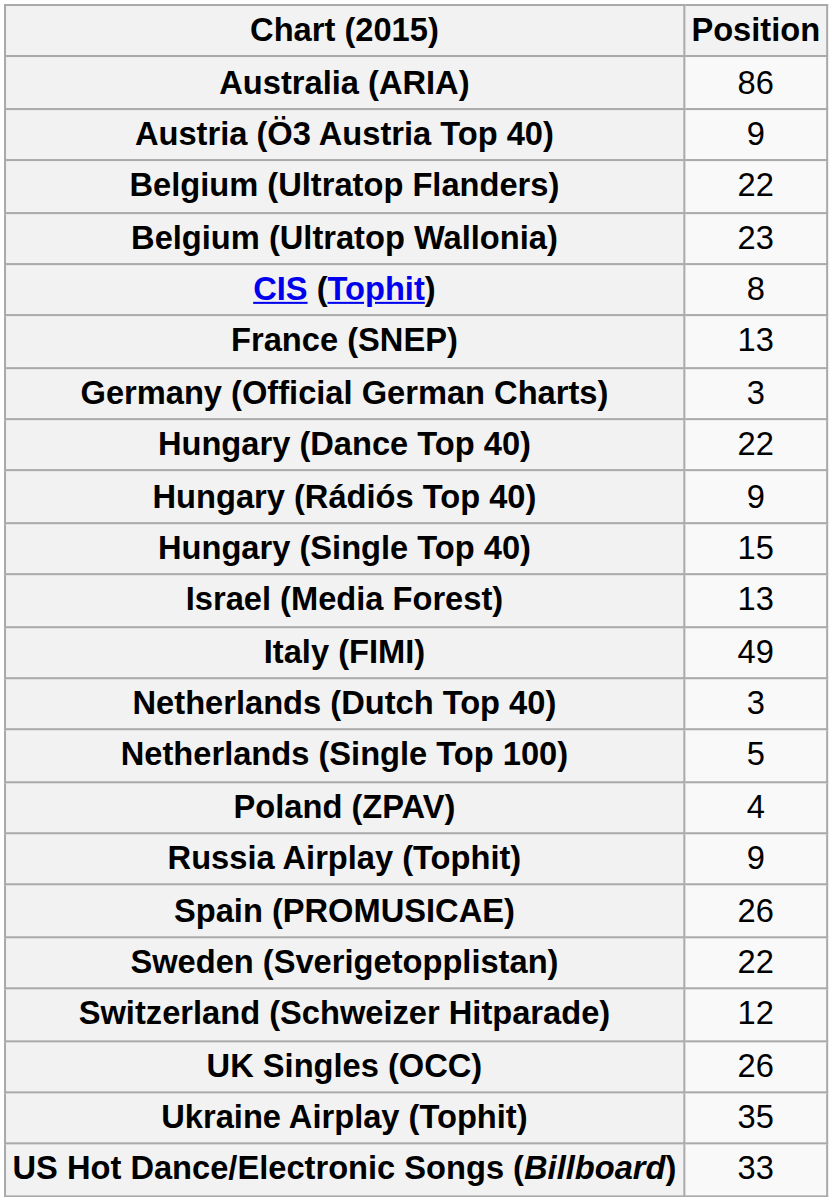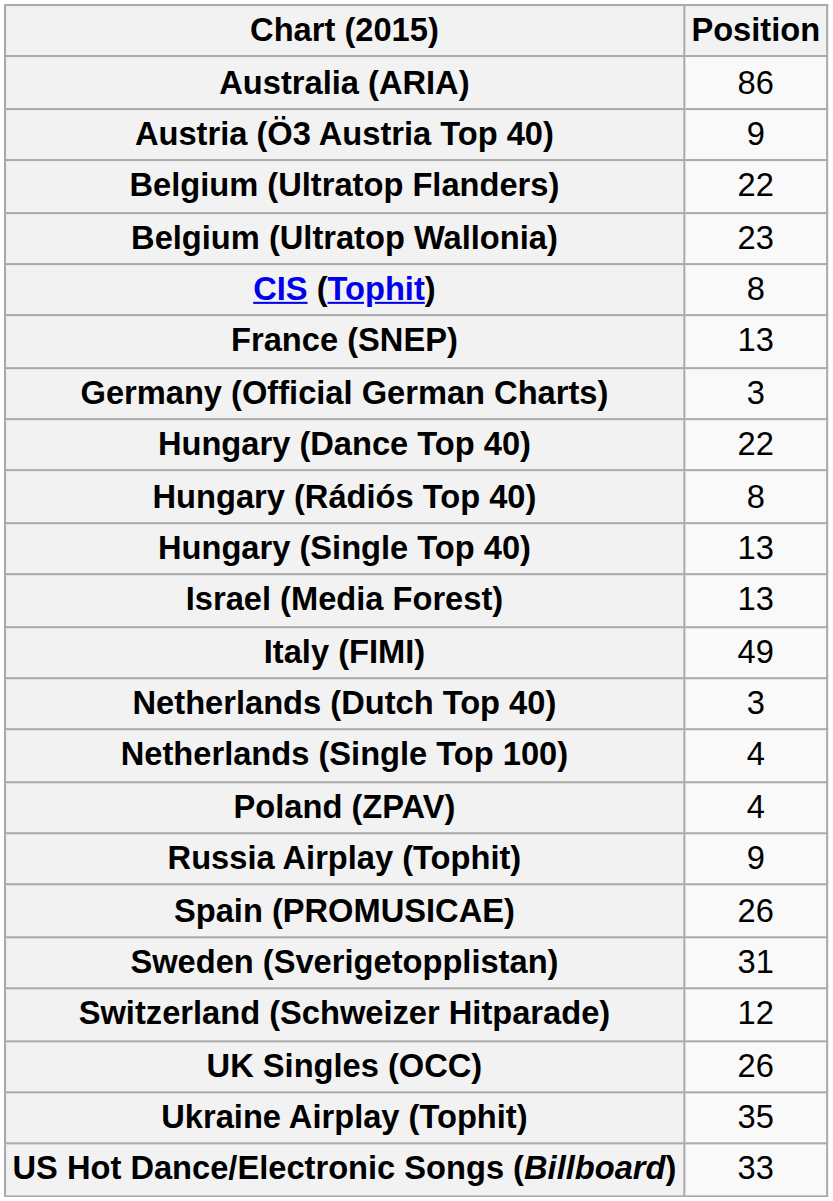(756, 496) 9 -> (756, 496) 8
(756, 548) 15 -> (756, 548) 13
(756, 755) 5 -> (756, 755) 4
(756, 962) 22 -> (756, 962) 31
